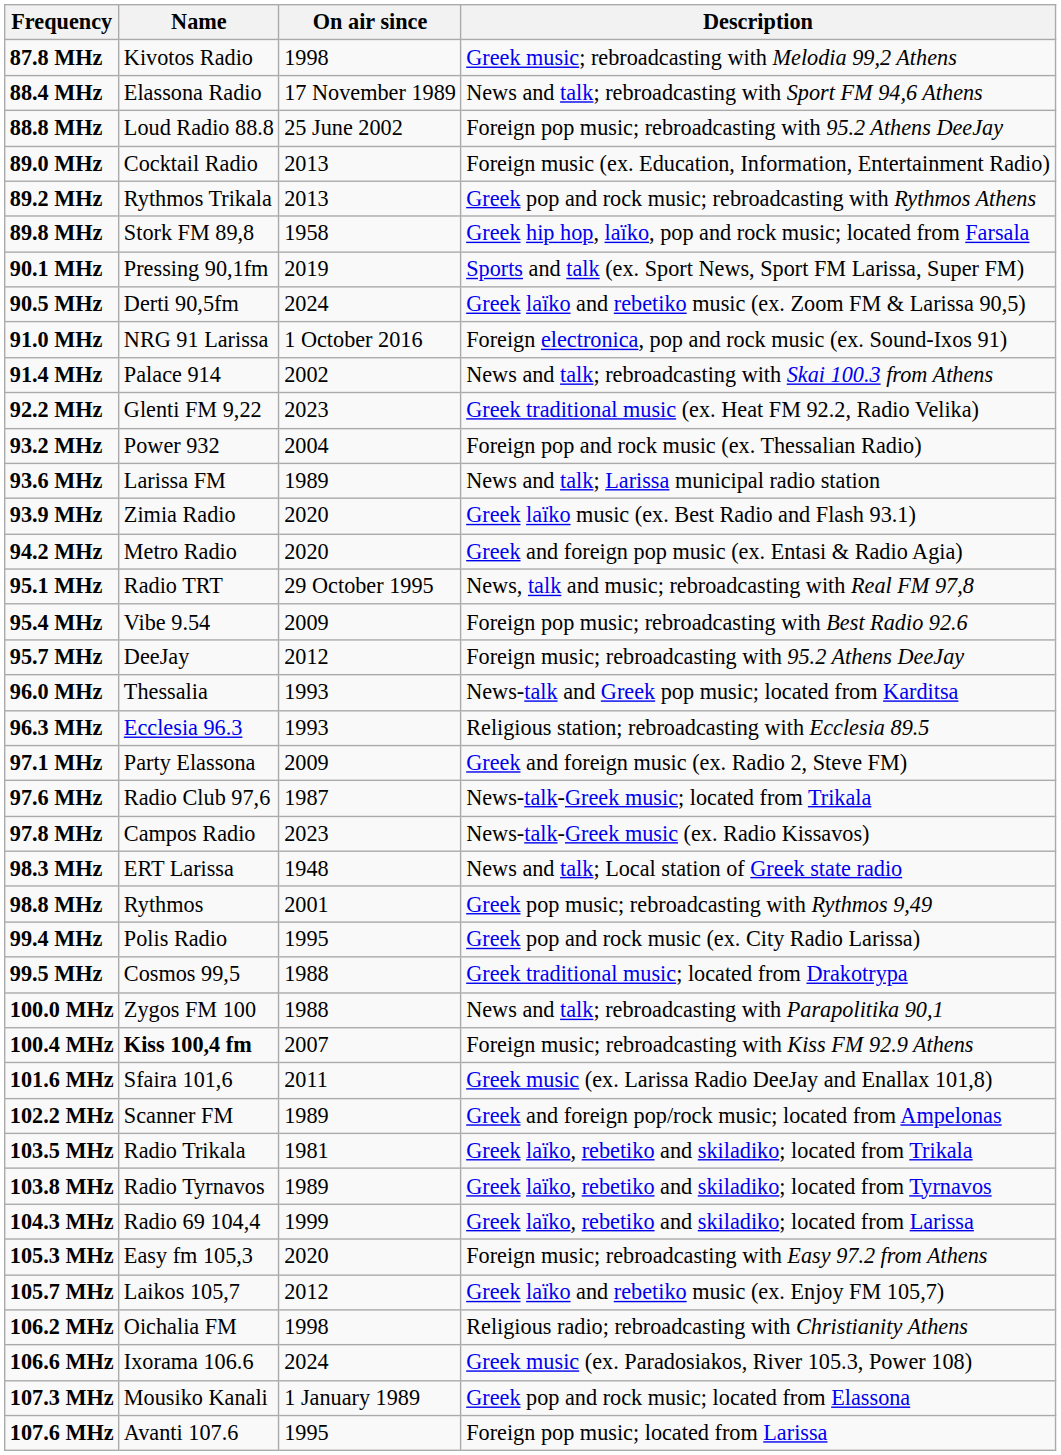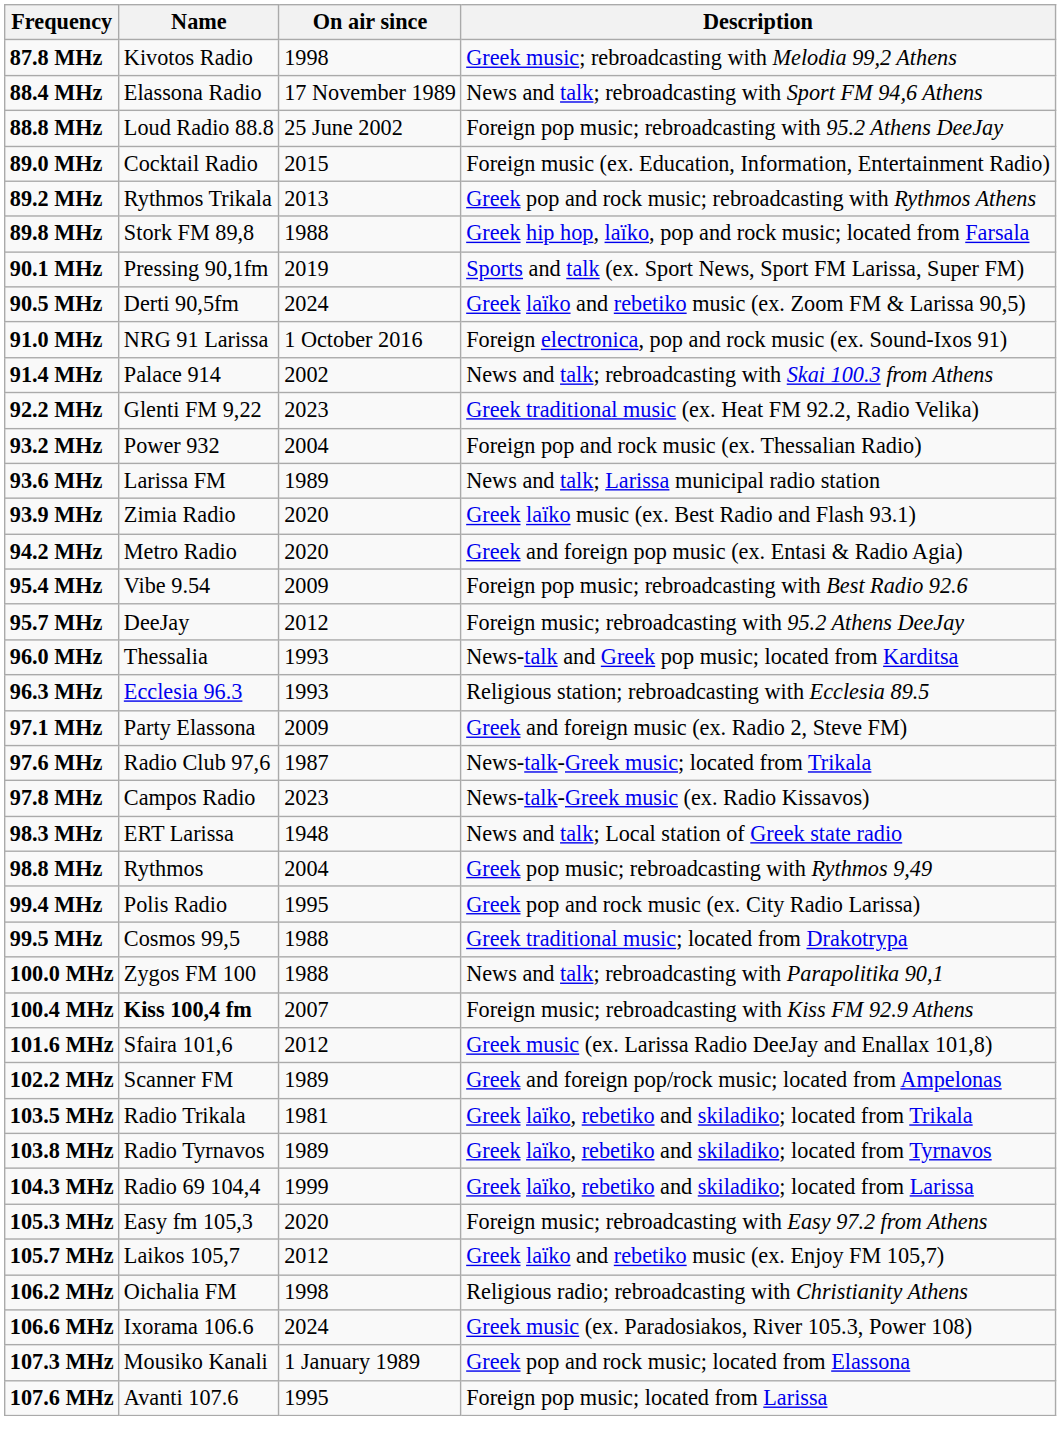(306, 163) 2013 -> (306, 163) 2015
(306, 233) 1958 -> (306, 233) 1988
- row: (56, 586)
(306, 903) 2001 -> (306, 868) 2004
(306, 1080) 2011 -> (306, 1045) 2012
